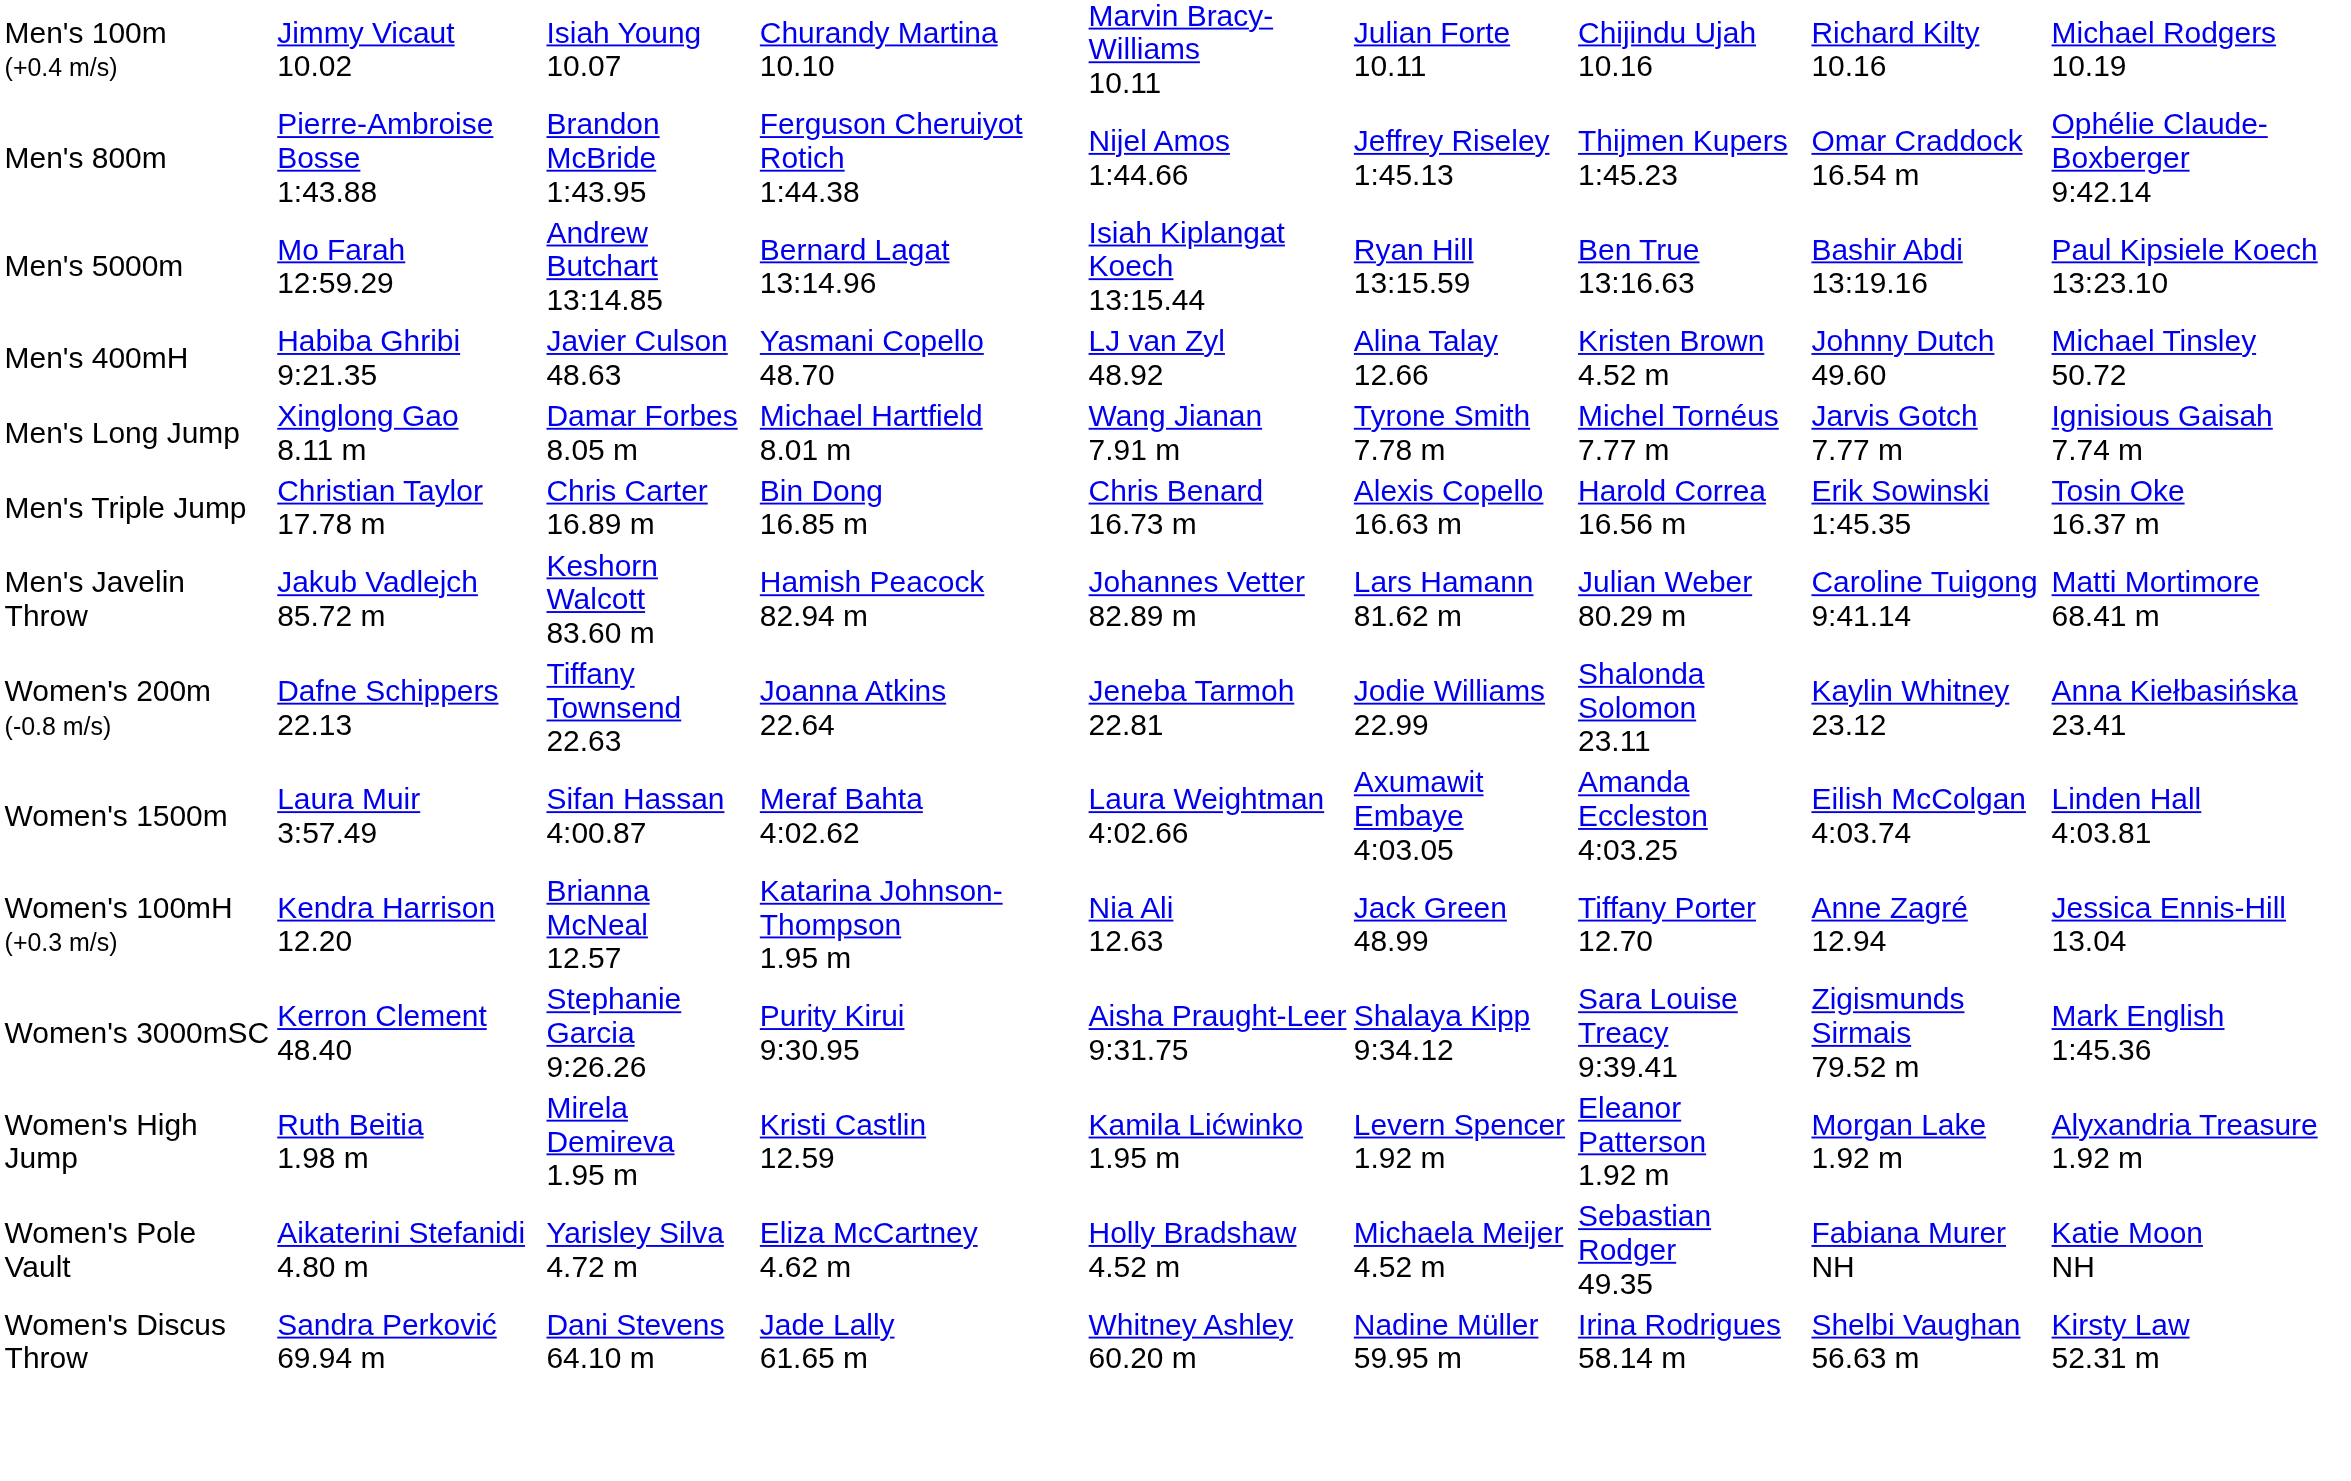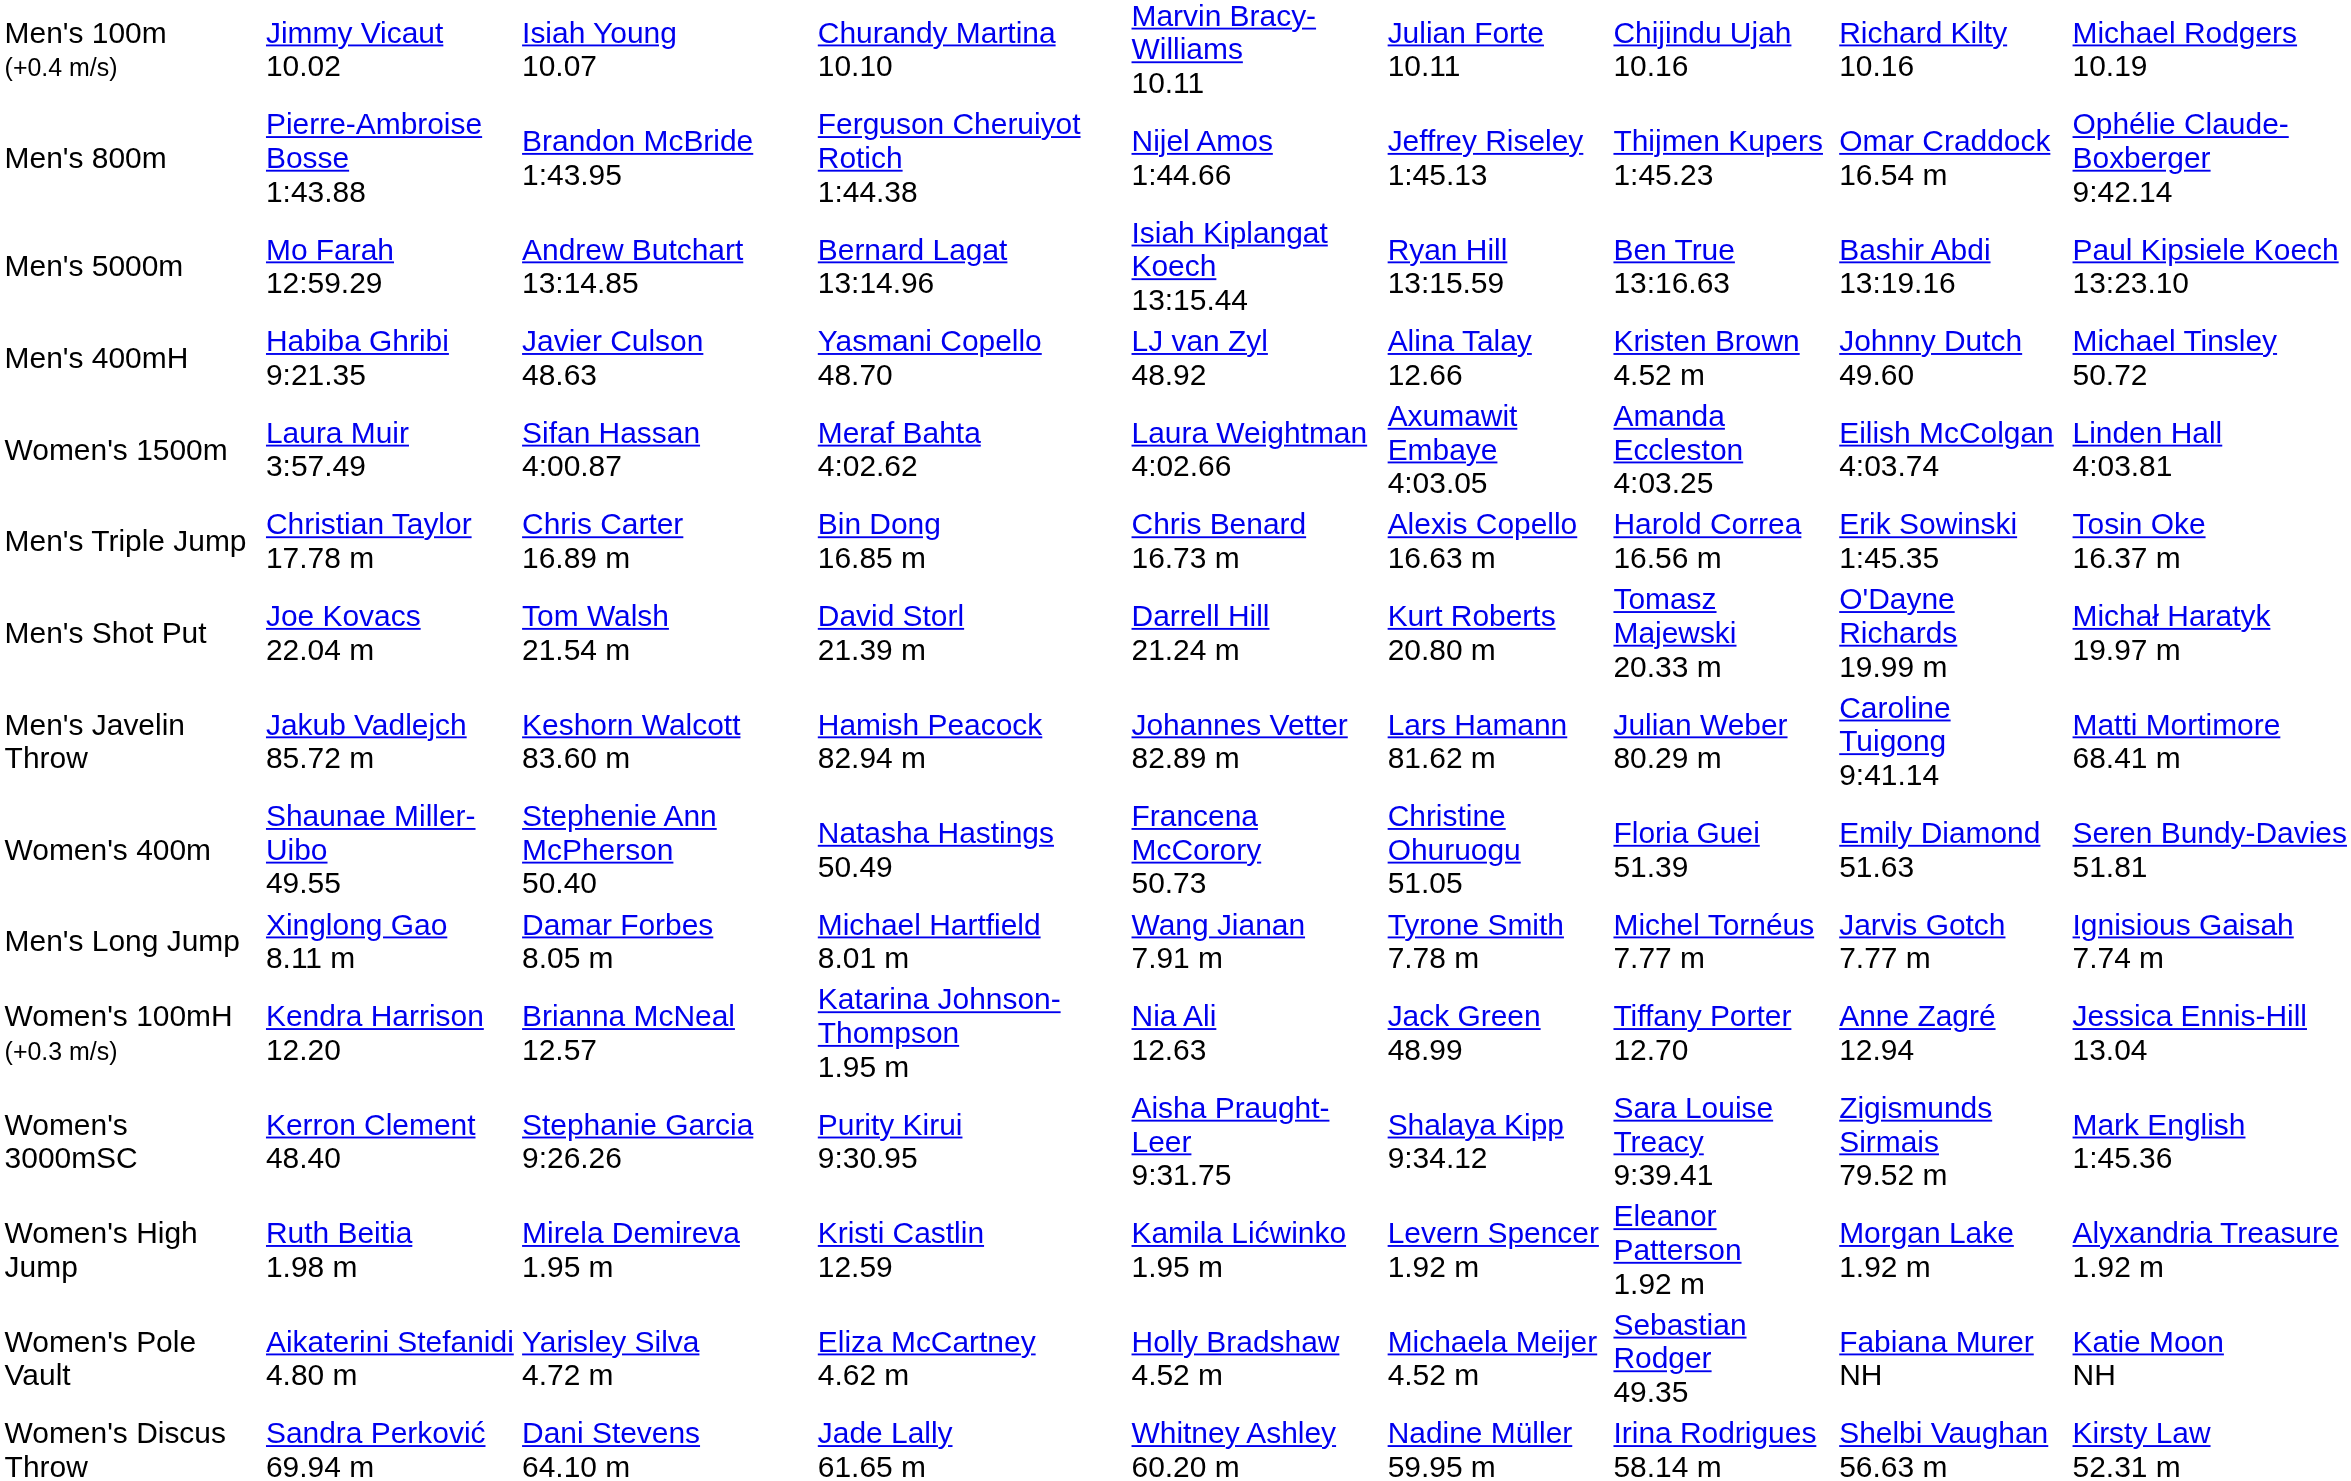rows swapped: (122, 433) <-> (116, 816)
+ row: (106, 633)
- row: (108, 707)
+ row: (108, 850)
